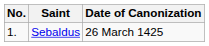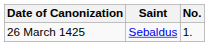columns swapped: (16, 13) <-> (143, 13)
